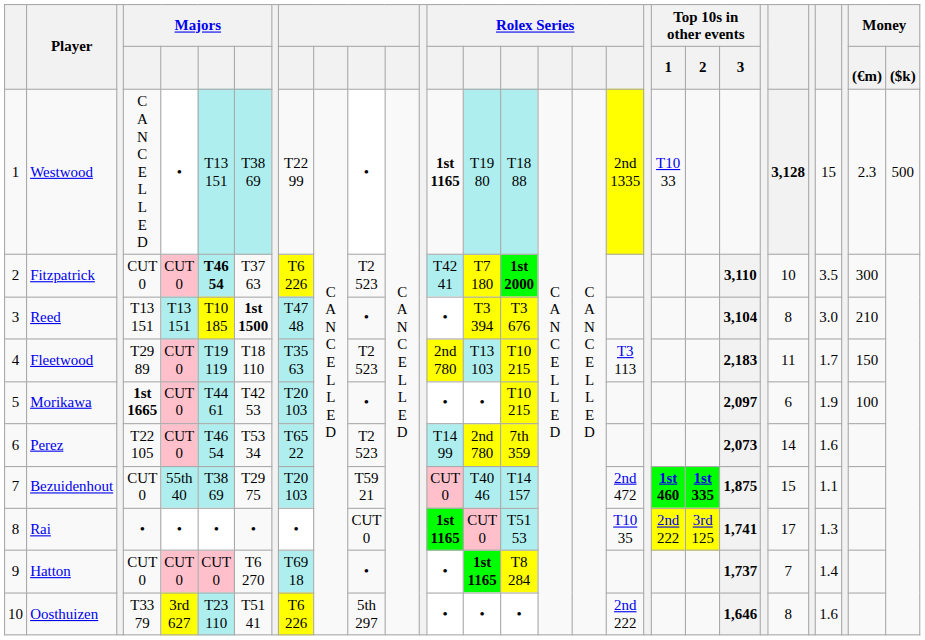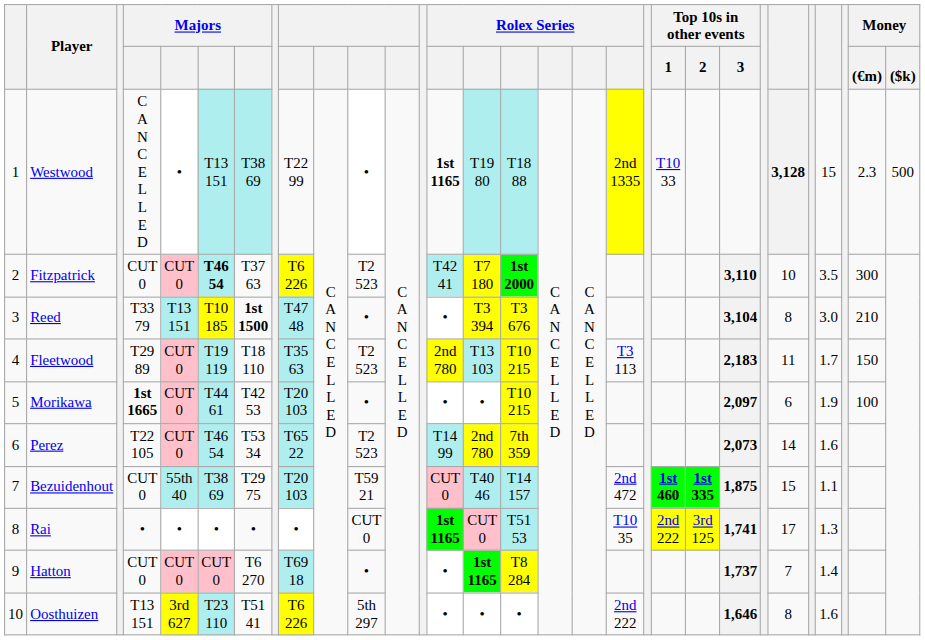(142, 317) T13 151 -> (142, 317) T33 79
(142, 613) T33 79 -> (142, 613) T13 151
